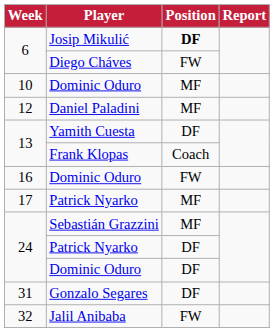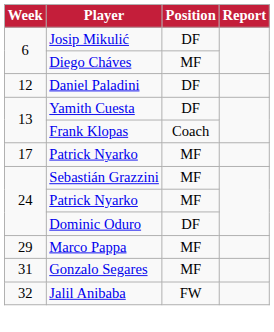(191, 39) bold -> (191, 39) normal
(191, 62) FW -> (191, 62) MF
- row: (25, 85)
(191, 108) MF -> (191, 85) DF
- row: (25, 177)
(191, 246) DF -> (191, 200) MF
+ row: (25, 246)
(191, 293) DF -> (191, 270) MF
